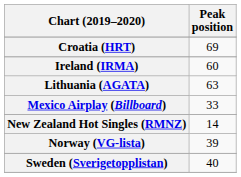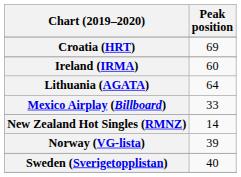(212, 85) 63 -> (212, 85) 64
